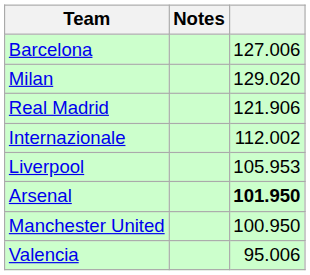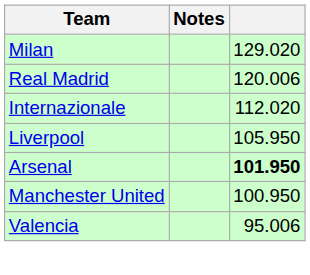- row: (51, 49)
(267, 108) 121.906 -> (267, 78) 120.006
(268, 137) 112.002 -> (268, 108) 112.020
(267, 166) 105.953 -> (267, 137) 105.950
